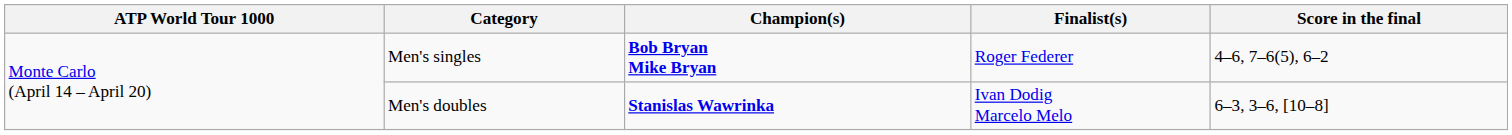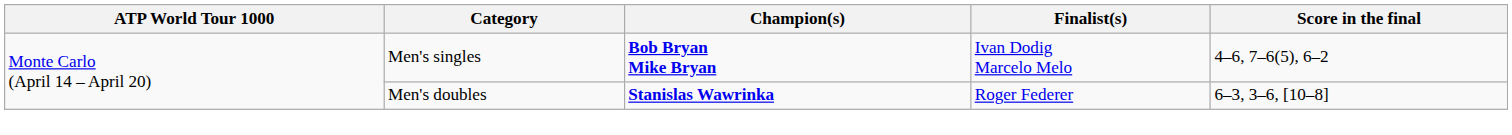(1024, 57) Roger Federer -> (1023, 57) Ivan Dodig Marcelo Melo
(1023, 105) Ivan Dodig Marcelo Melo -> (1024, 95) Roger Federer
